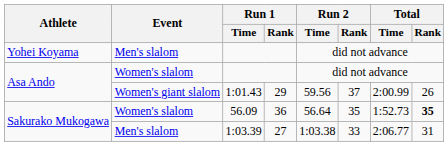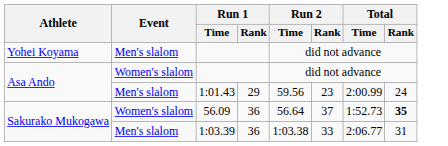(167, 92) Women's giant slalom -> (146, 92) Men's slalom
(354, 92) 37 -> (327, 92) 23
(428, 92) 26 -> (401, 92) 24
(354, 112) 35 -> (327, 112) 37
(281, 131) 27 -> (254, 131) 36
